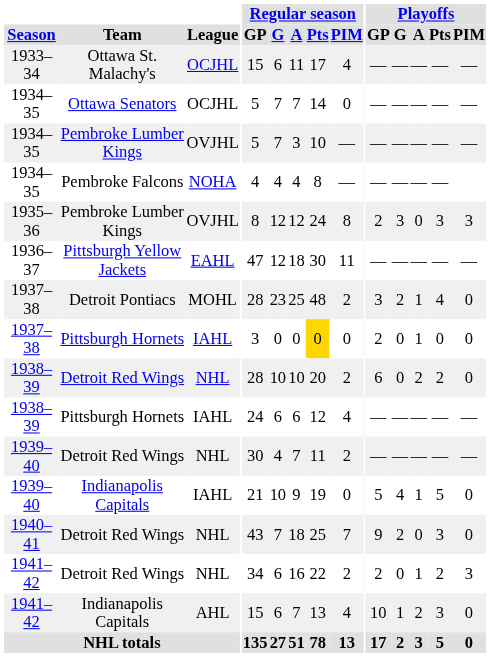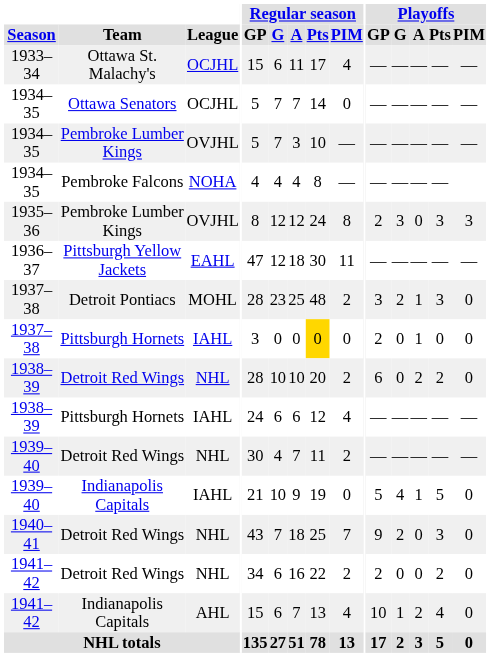(440, 299) 4 -> (440, 299) 3
(419, 573) 1 -> (419, 573) 0
(469, 573) 3 -> (469, 573) 0
(440, 612) 3 -> (440, 612) 4
